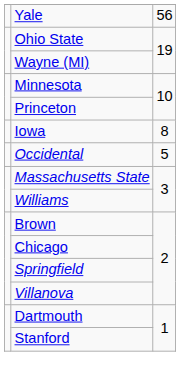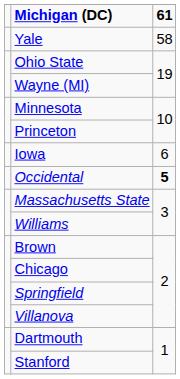+ row: (63, 16)
(164, 16) 56 -> (164, 39) 58
(164, 131) 8 -> (164, 154) 6
(164, 154) normal -> (164, 177) bold
